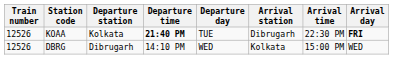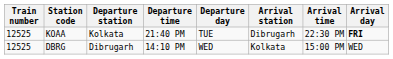(19, 34) 12526 -> (19, 34) 12525
(165, 34) bold -> (165, 34) normal
(19, 47) 12526 -> (19, 47) 12525
